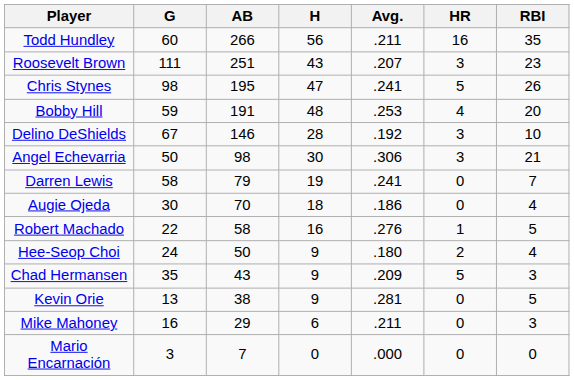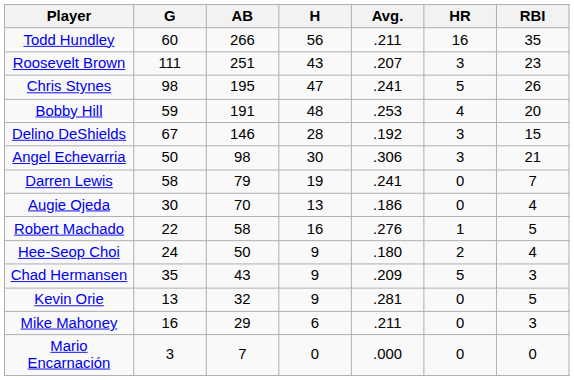(533, 134) 10 -> (533, 134) 15
(315, 205) 18 -> (315, 205) 13
(242, 299) 38 -> (242, 299) 32
